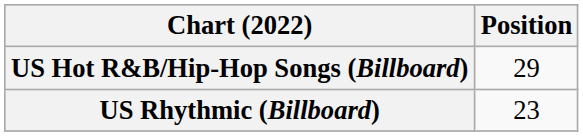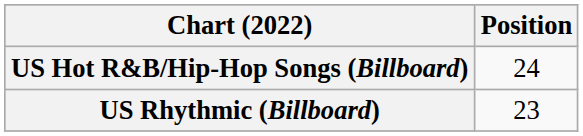(526, 67) 29 -> (526, 67) 24
